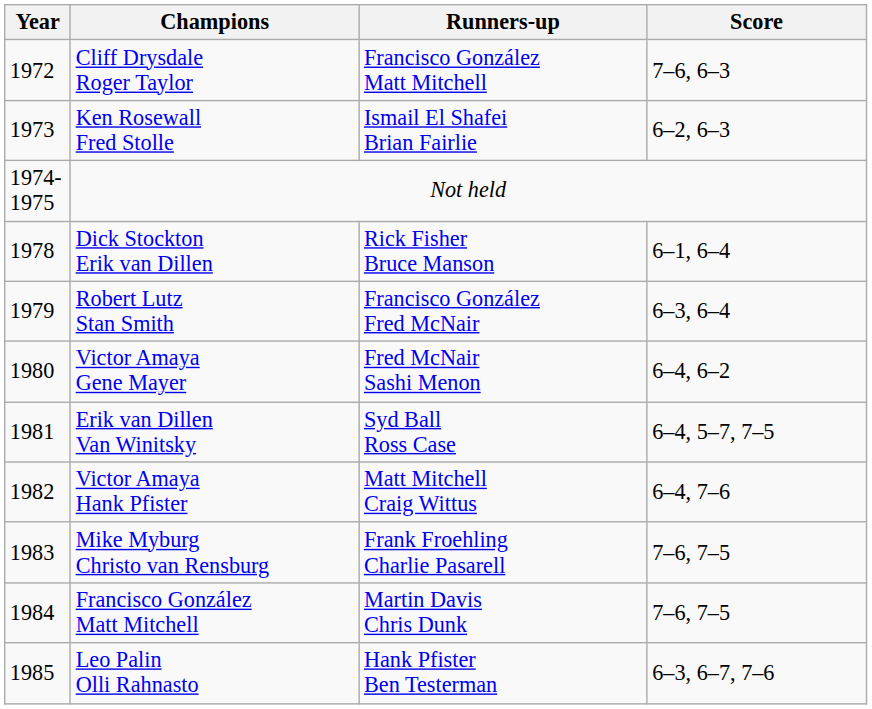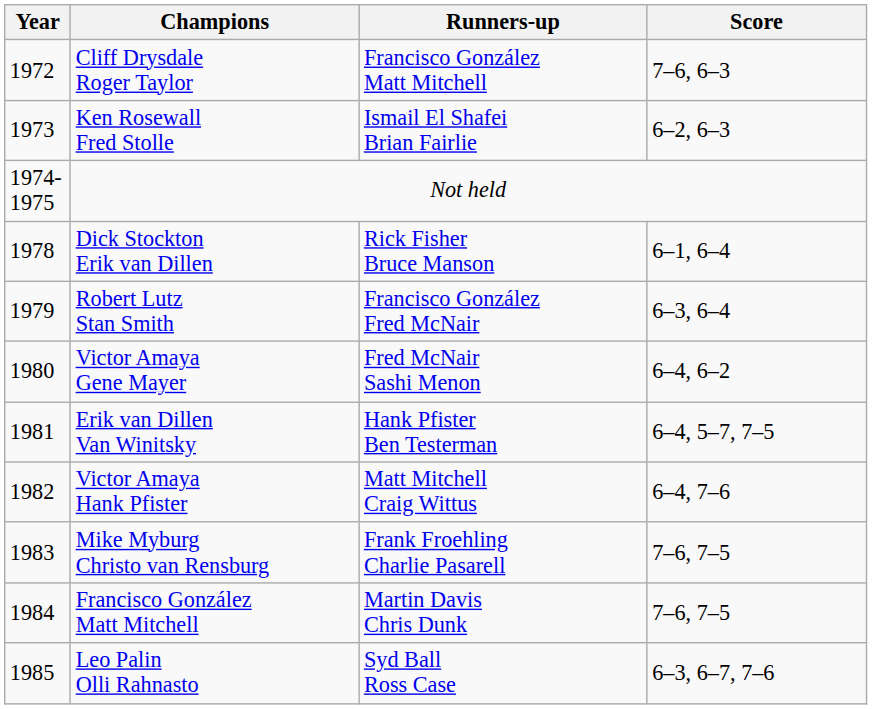(410, 431) Syd Ball Ross Case -> (431, 431) Hank Pfister Ben Testerman
(431, 672) Hank Pfister Ben Testerman -> (410, 672) Syd Ball Ross Case
